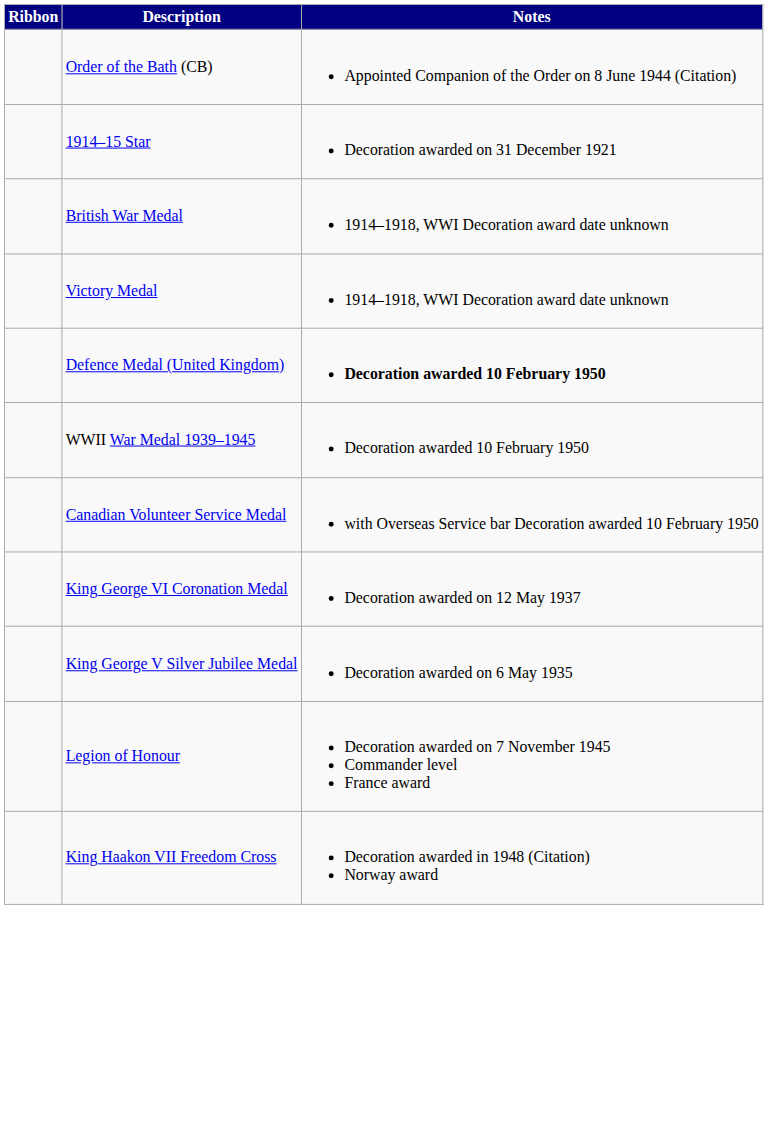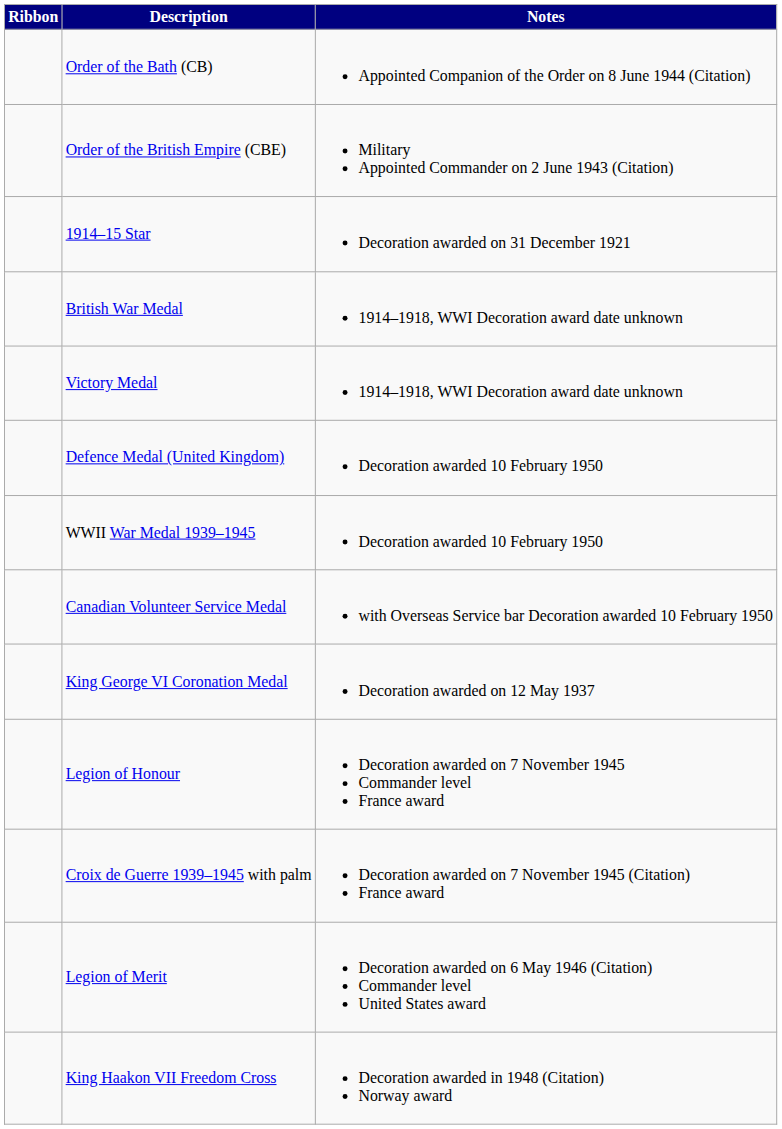+ row: (176, 150)
(532, 374) bold -> (546, 467) normal
- row: (182, 663)
+ row: (189, 875)
+ row: (116, 976)
